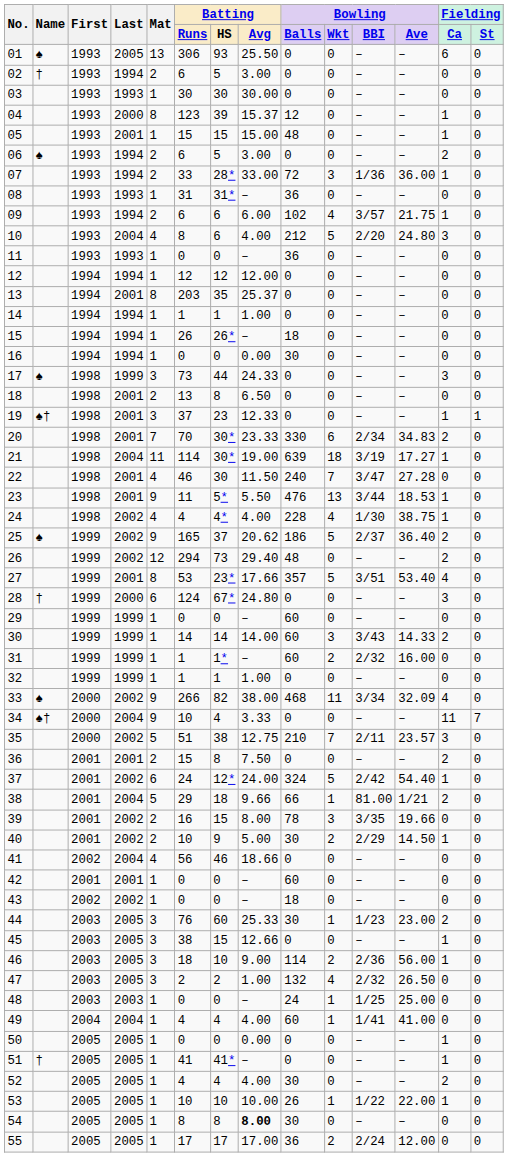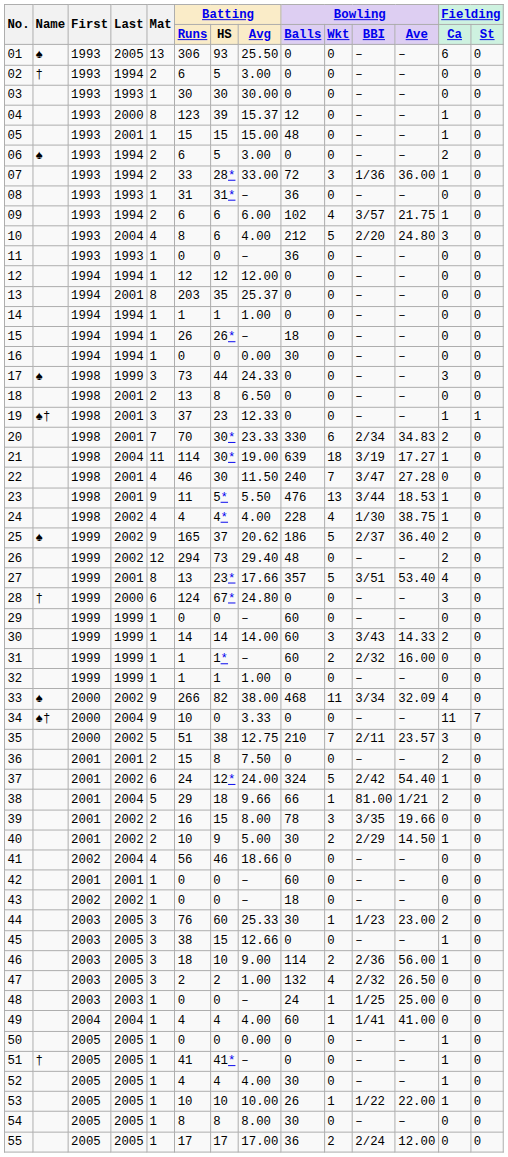(185, 578) 53 -> (185, 578) 13
(217, 719) 4 -> (217, 719) 0
(445, 1081) 2 -> (445, 1081) 1
(256, 1122) bold -> (256, 1122) normal
